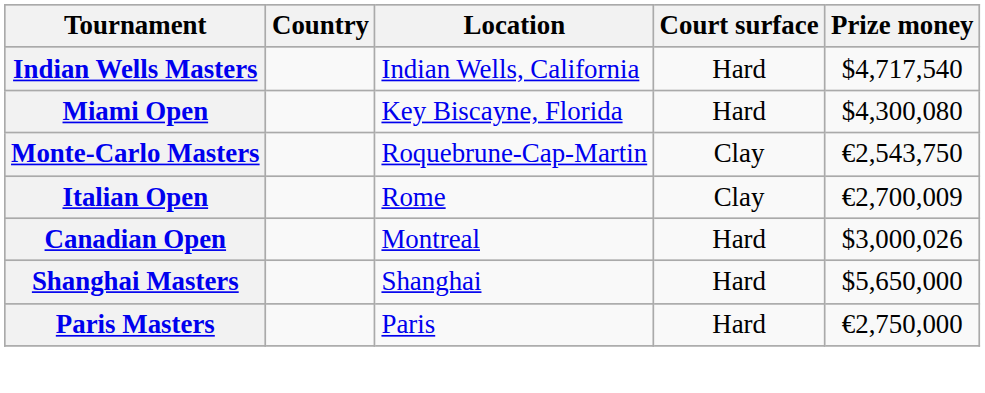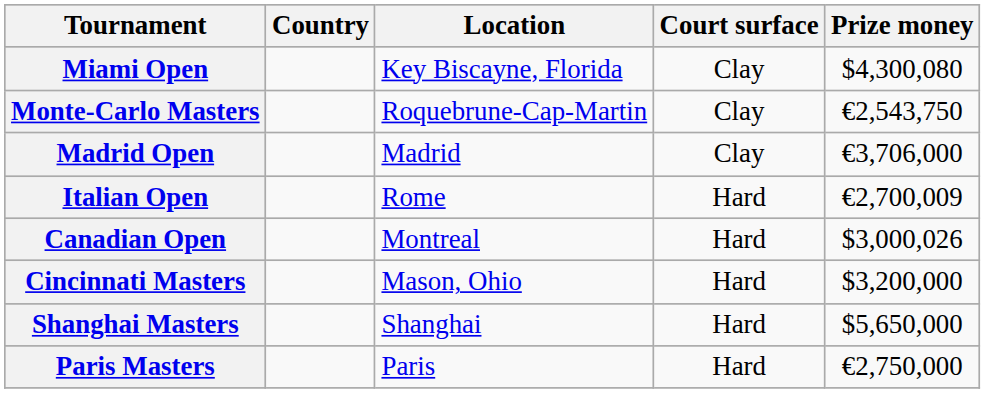- row: (135, 68)
(739, 111) Hard -> (739, 68) Clay
+ row: (135, 153)
(739, 196) Clay -> (739, 196) Hard
+ row: (135, 281)
